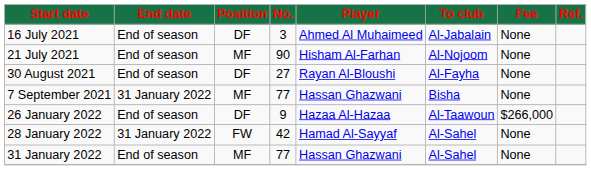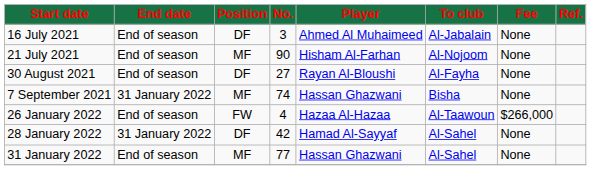(283, 94) 77 -> (283, 94) 74
(242, 114) DF -> (242, 114) FW
(283, 114) 9 -> (283, 114) 4
(242, 134) FW -> (242, 134) DF
